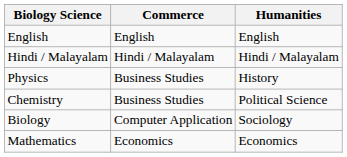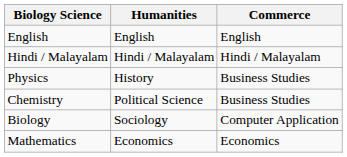columns swapped: (173, 15) <-> (289, 15)
